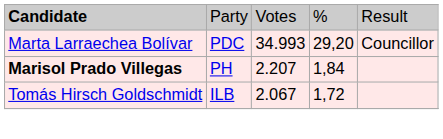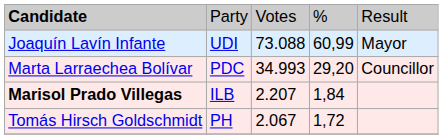+ row: (87, 43)
(221, 69) PH -> (222, 95) ILB
(222, 95) ILB -> (221, 120) PH
